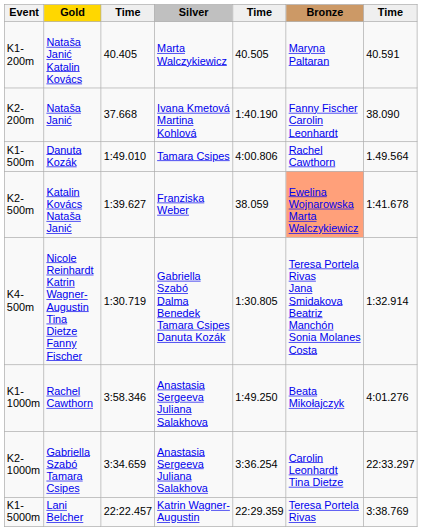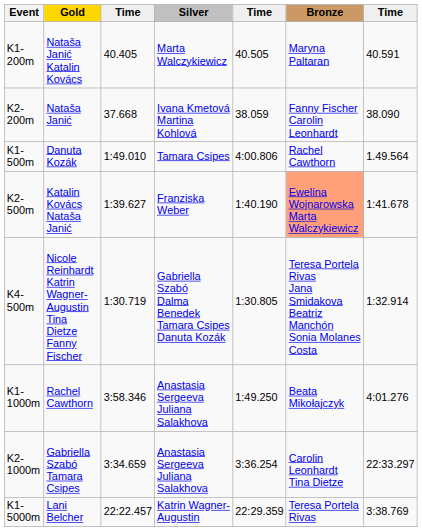(256, 114) 1:40.190 -> (252, 114) 38.059
(252, 204) 38.059 -> (256, 204) 1:40.190
